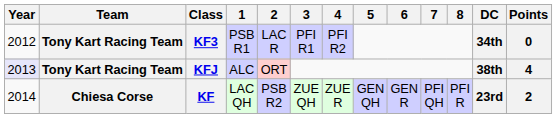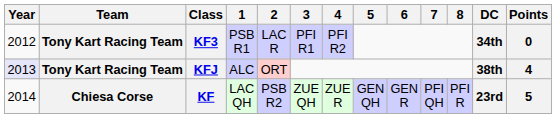(529, 96) 2 -> (529, 96) 5
